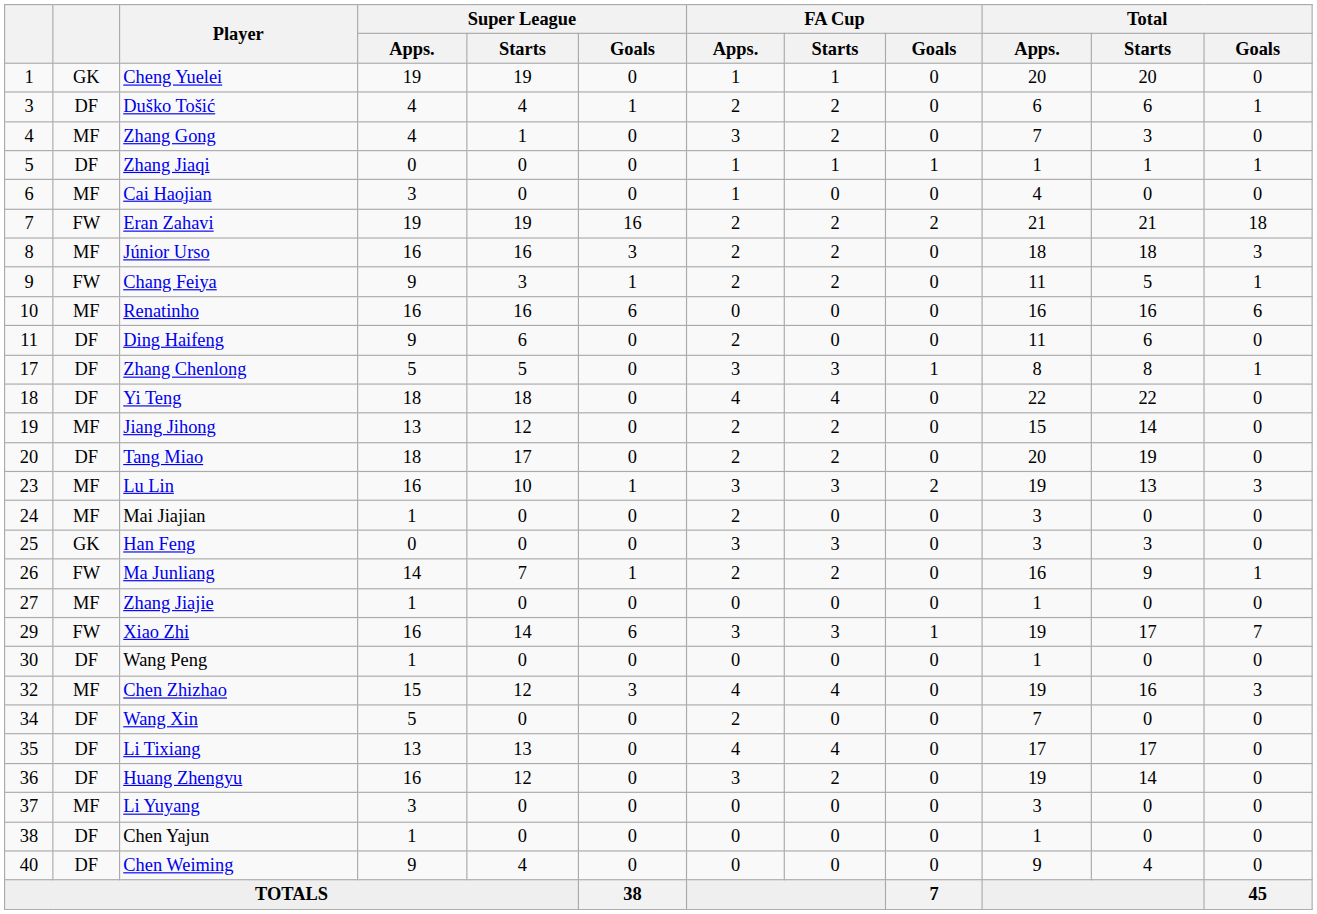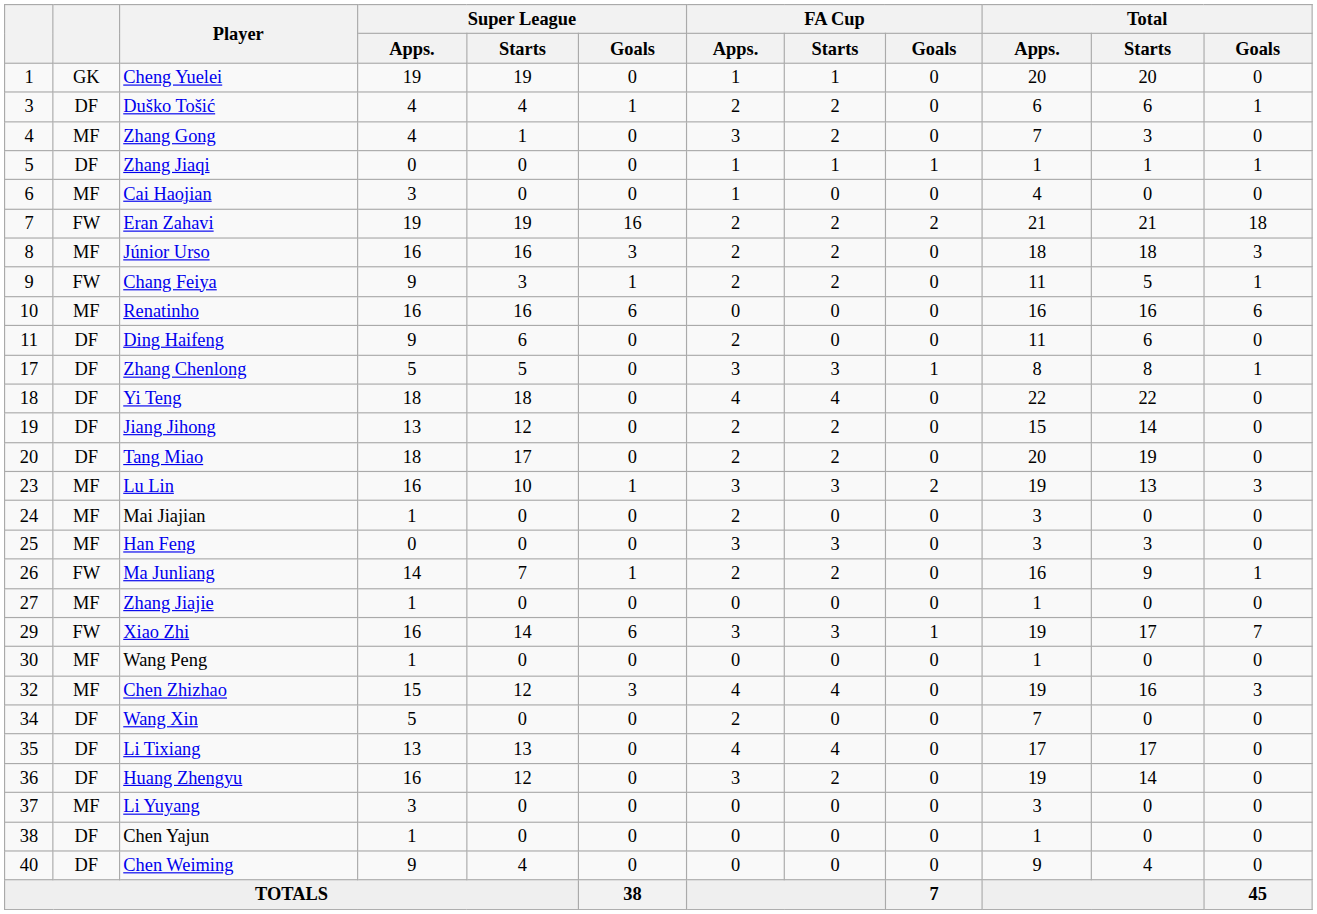(86, 427) MF -> (86, 427) DF
(86, 544) GK -> (86, 544) MF
(86, 661) DF -> (86, 661) MF
